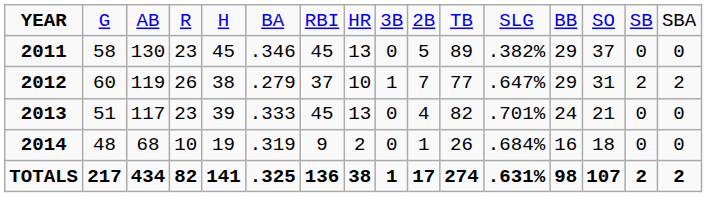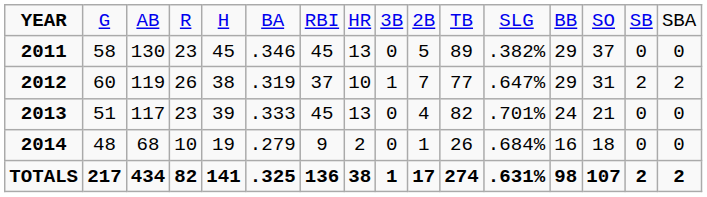(273, 83) .279 -> (273, 83) .319
(273, 145) .319 -> (273, 145) .279
